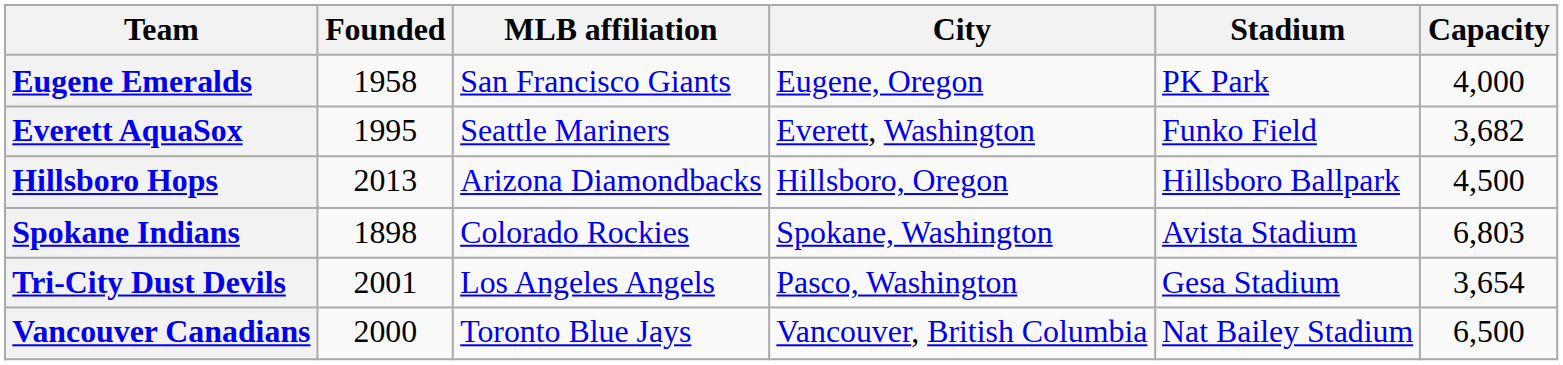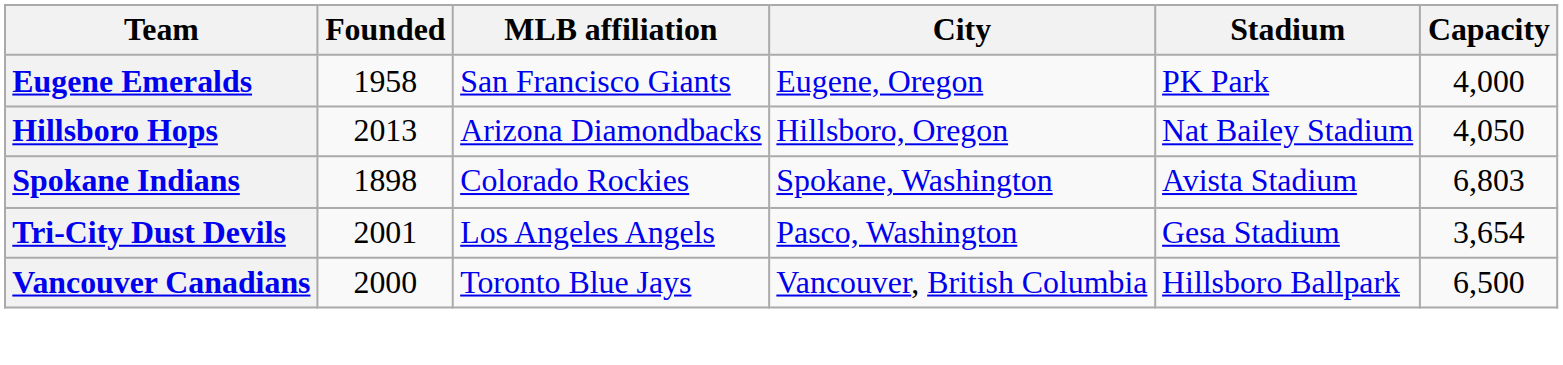- row: (127, 130)
(1281, 181) Hillsboro Ballpark -> (1288, 130) Nat Bailey Stadium
(1489, 181) 4,500 -> (1489, 130) 4,050
(1288, 332) Nat Bailey Stadium -> (1281, 282) Hillsboro Ballpark
